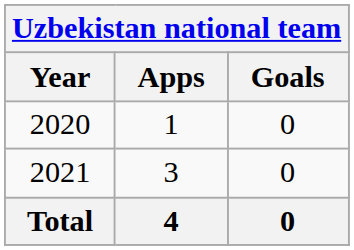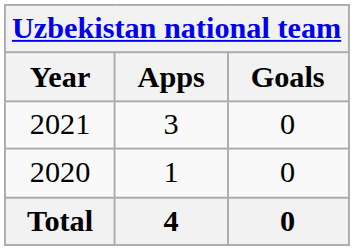rows swapped: (60, 124) <-> (60, 172)
